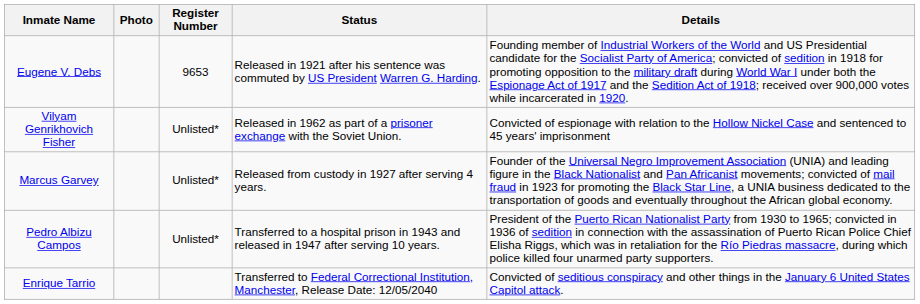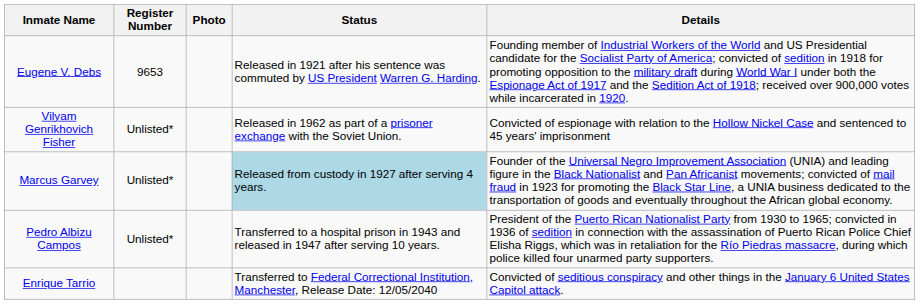columns swapped: (196, 20) <-> (136, 20)
(354, 181) no background -> (354, 181) lightblue background
